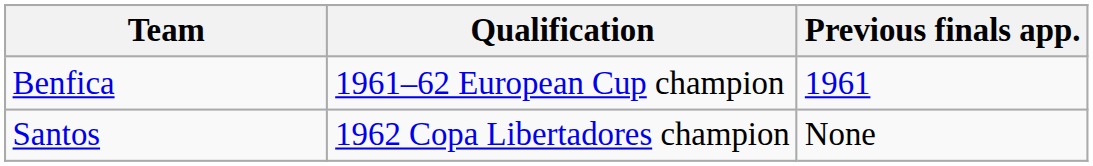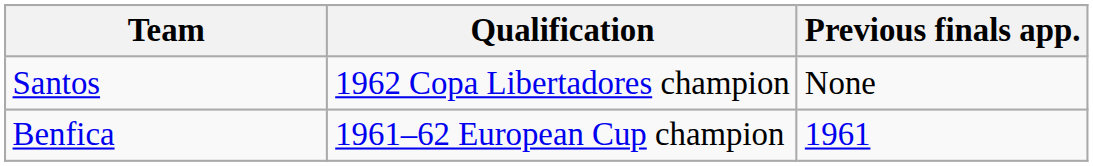rows swapped: (56, 134) <-> (64, 82)
